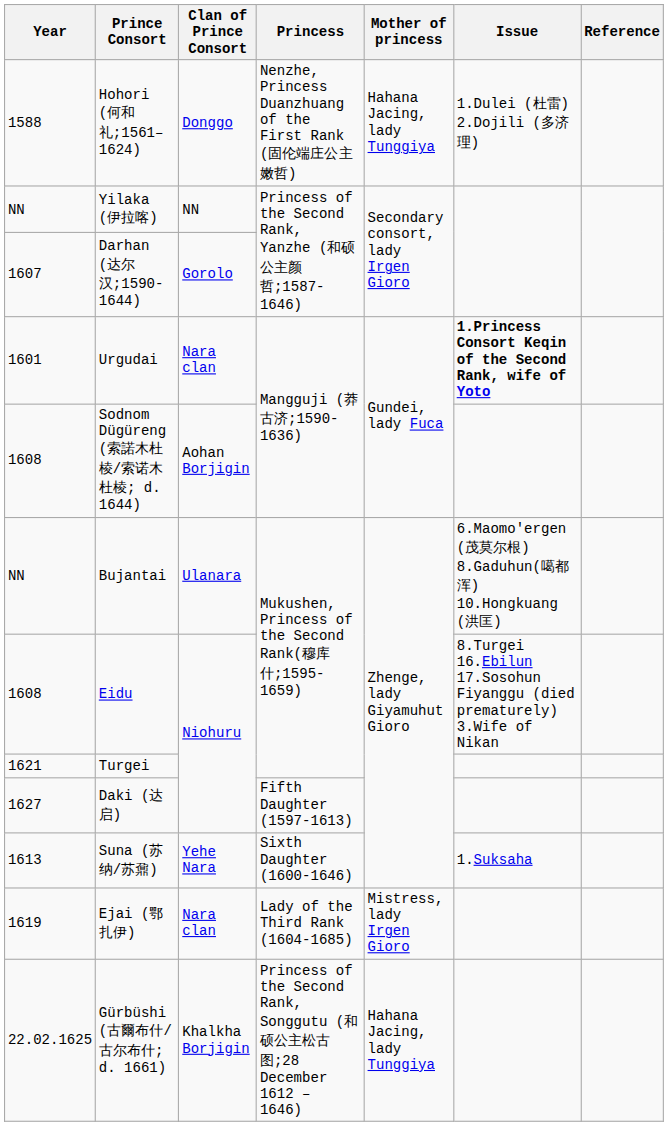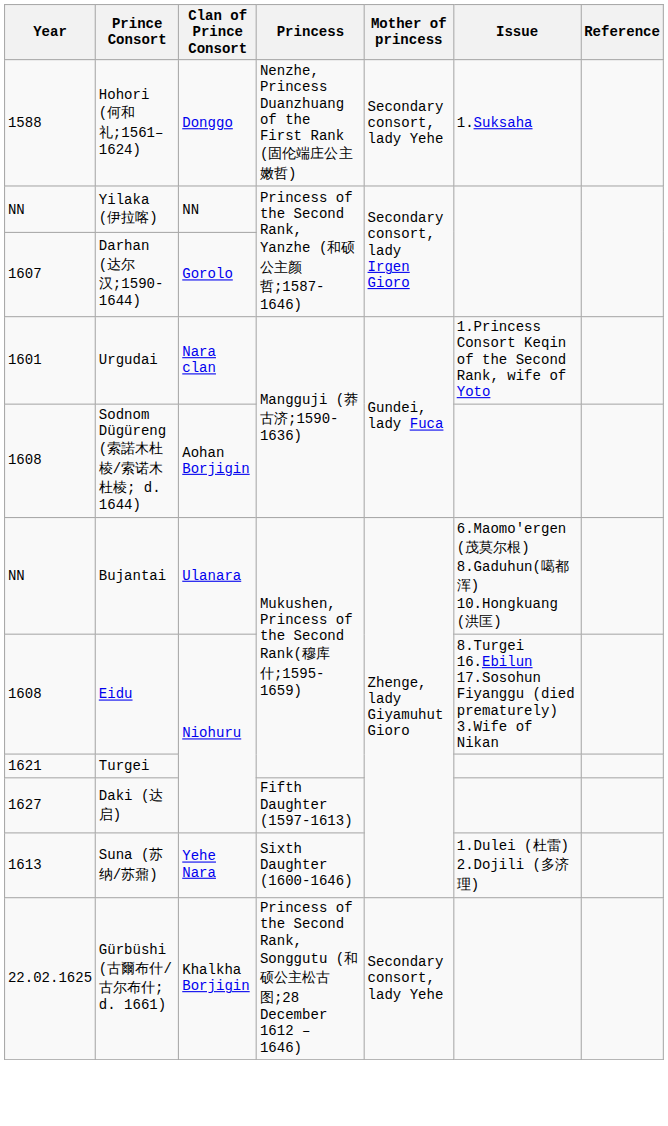(401, 123) Hahana Jacing, lady Tunggiya -> (405, 123) Secondary consort, lady Yehe
(513, 124) 1.Dulei (杜雷) 2.Dojili (多济理) -> (495, 123) 1.Suksaha
(511, 360) bold -> (511, 360) normal
(495, 860) 1.Suksaha -> (513, 866) 1.Dulei (杜雷) 2.Dojili (多济理)
- row: (131, 924)
(401, 1040) Hahana Jacing, lady Tunggiya -> (405, 979) Secondary consort, lady Yehe
